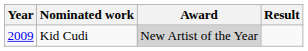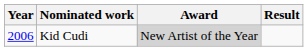(21, 35) 2009 -> (21, 35) 2006
